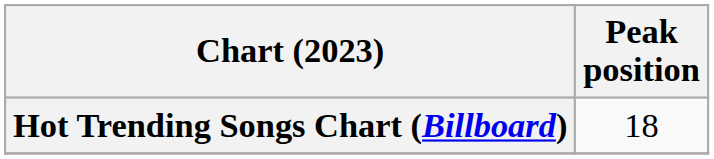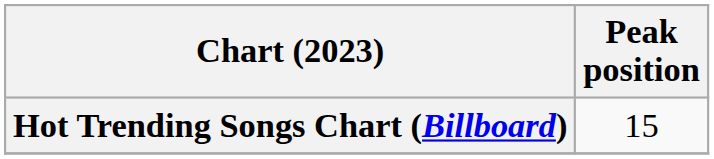(642, 125) 18 -> (642, 125) 15
